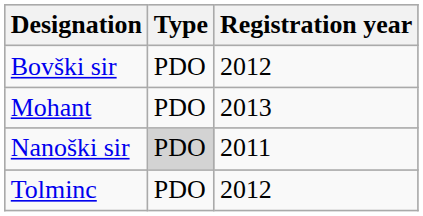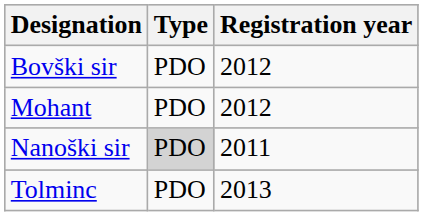(246, 107) 2013 -> (246, 107) 2012
(246, 189) 2012 -> (246, 189) 2013
